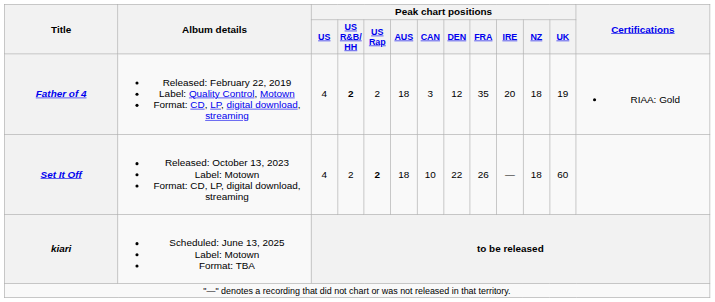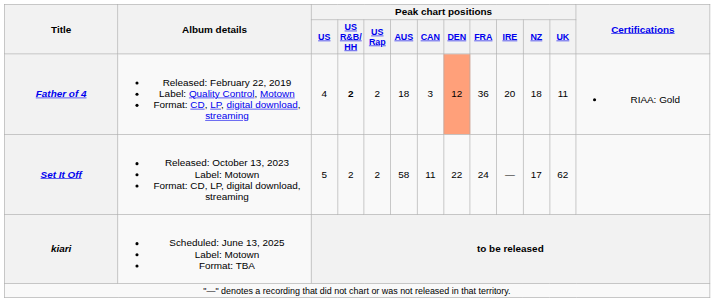(457, 94) no background -> (457, 94) lightsalmon background
(483, 94) 35 -> (483, 94) 36
(563, 94) 19 -> (563, 94) 11
(324, 174) 4 -> (324, 174) 5
(377, 174) bold -> (377, 174) normal
(404, 174) 18 -> (404, 174) 58
(430, 174) 10 -> (430, 174) 11
(483, 174) 26 -> (483, 174) 24
(536, 174) 18 -> (536, 174) 17
(563, 174) 60 -> (563, 174) 62
